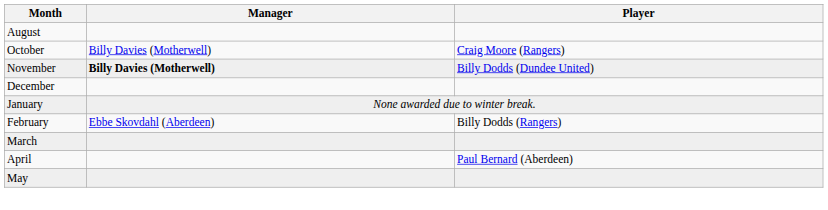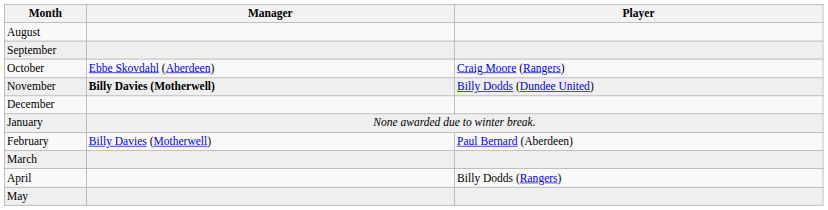+ row: (32, 50)
(150, 50) Billy Davies (Motherwell) -> (152, 68) Ebbe Skovdahl (Aberdeen)
(152, 123) Ebbe Skovdahl (Aberdeen) -> (150, 141) Billy Davies (Motherwell)
(509, 123) Billy Dodds (Rangers) -> (515, 141) Paul Bernard (Aberdeen)
(515, 159) Paul Bernard (Aberdeen) -> (509, 178) Billy Dodds (Rangers)
